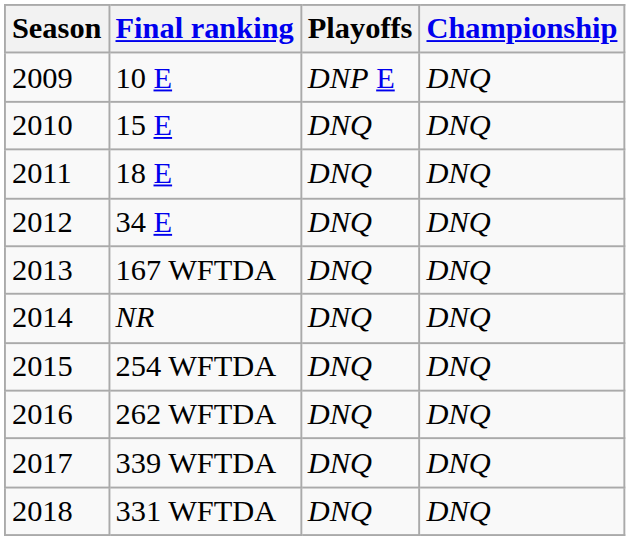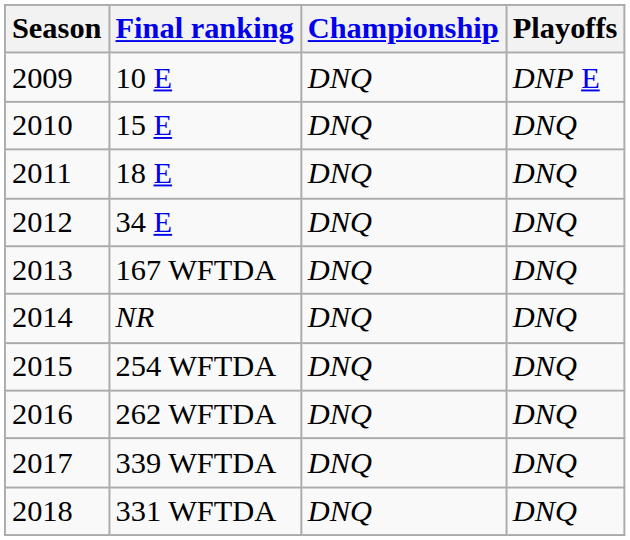columns swapped: (360, 28) <-> (522, 28)
